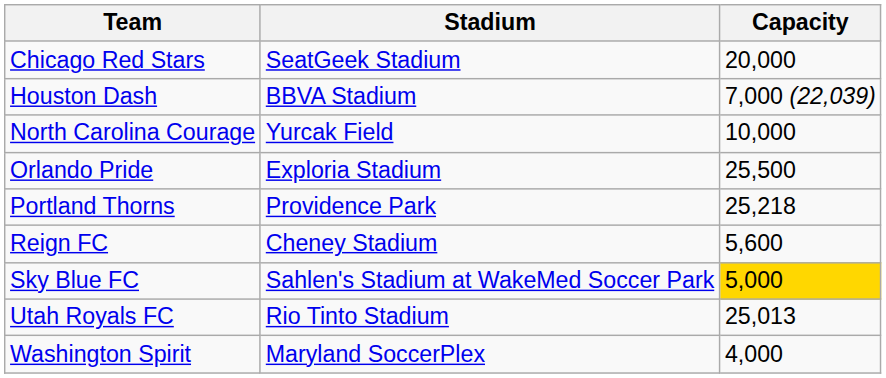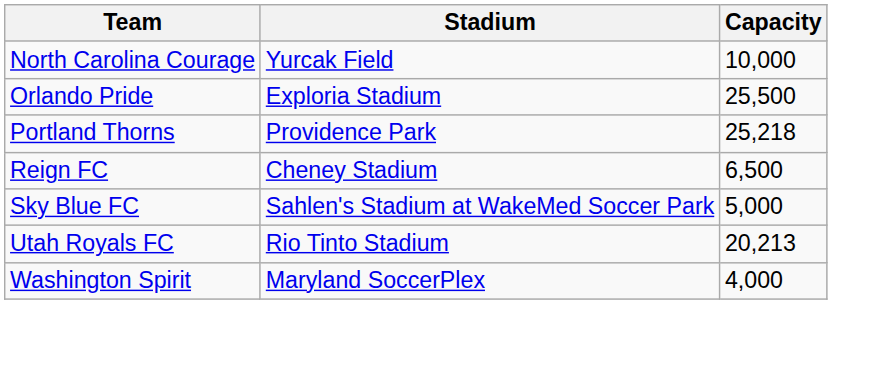- row: (107, 59)
- row: (84, 96)
(754, 243) 5,600 -> (754, 170) 6,500
(754, 280) gold background -> (754, 206) no background
(760, 317) 25,013 -> (760, 243) 20,213
